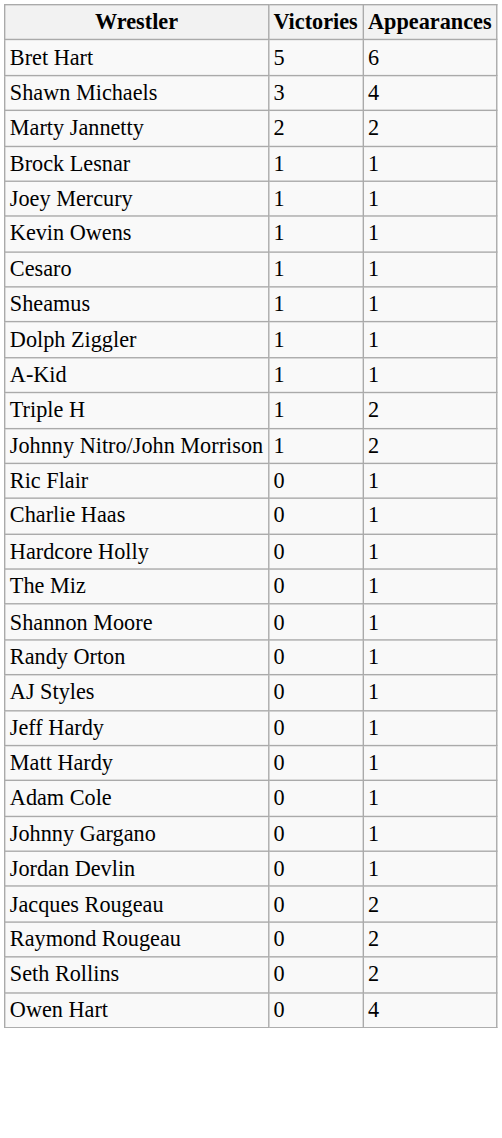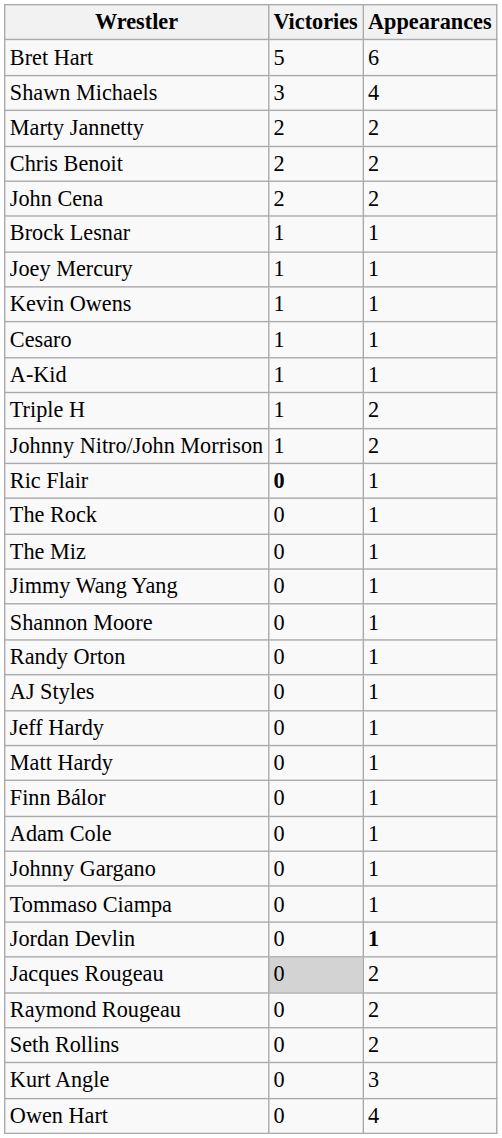+ row: (66, 163)
+ row: (56, 198)
- row: (50, 304)
- row: (73, 339)
(279, 480) normal -> (279, 480) bold
+ row: (53, 515)
- row: (68, 515)
- row: (79, 551)
+ row: (94, 586)
+ row: (58, 798)
+ row: (91, 903)
(374, 868) normal -> (374, 939) bold
(279, 903) no background -> (279, 974) lightgrey background
+ row: (60, 1080)
